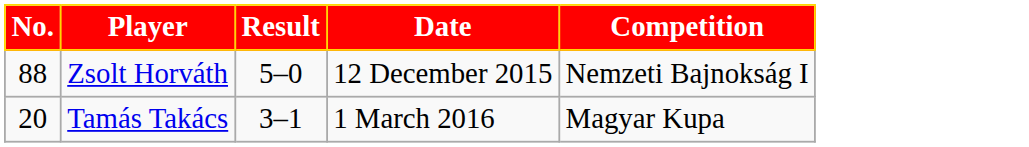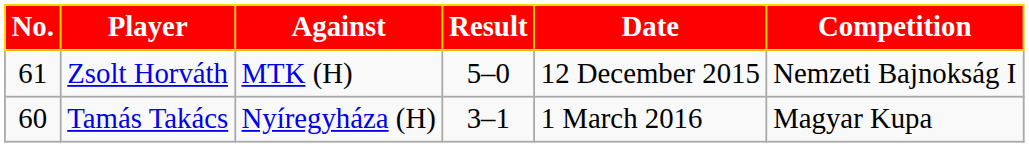+ column: (339, 27)
(33, 73) 88 -> (33, 73) 61
(33, 118) 20 -> (33, 118) 60
